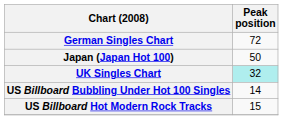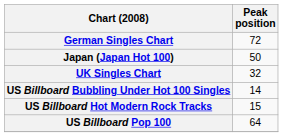(255, 73) paleturquoise background -> (255, 73) no background
+ row: (119, 123)
